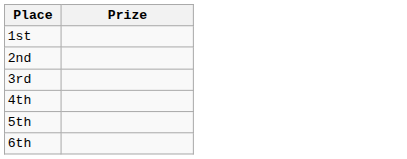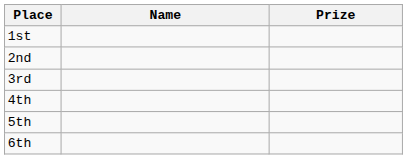+ column: (165, 15)
